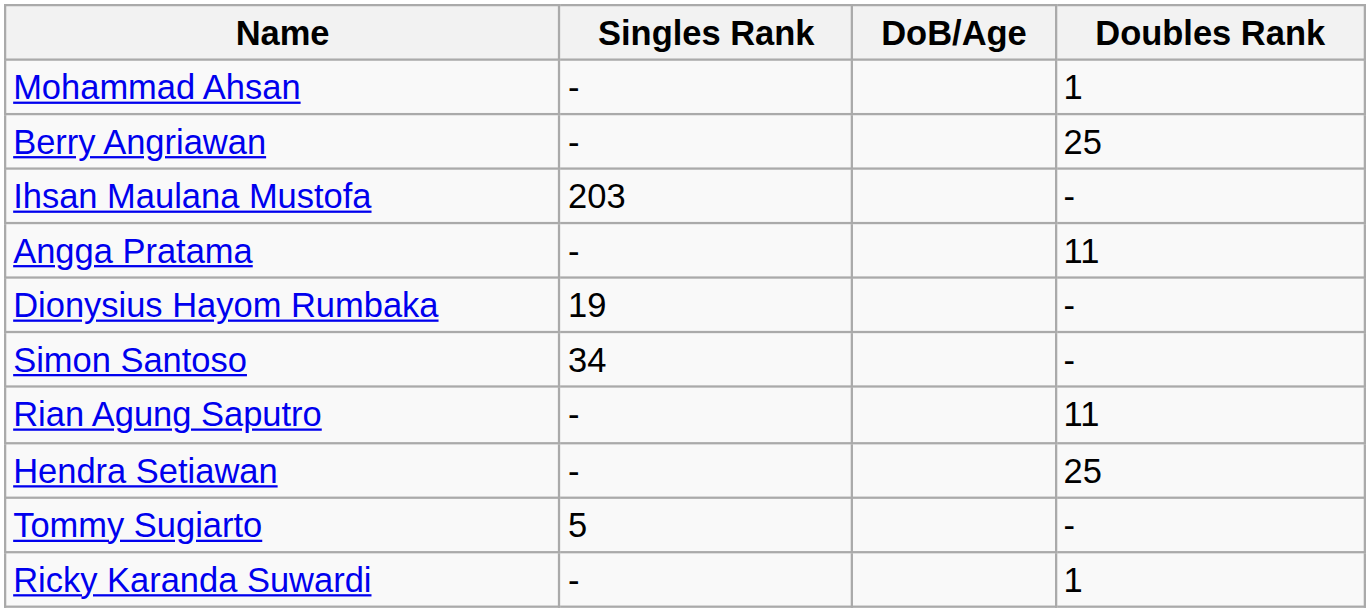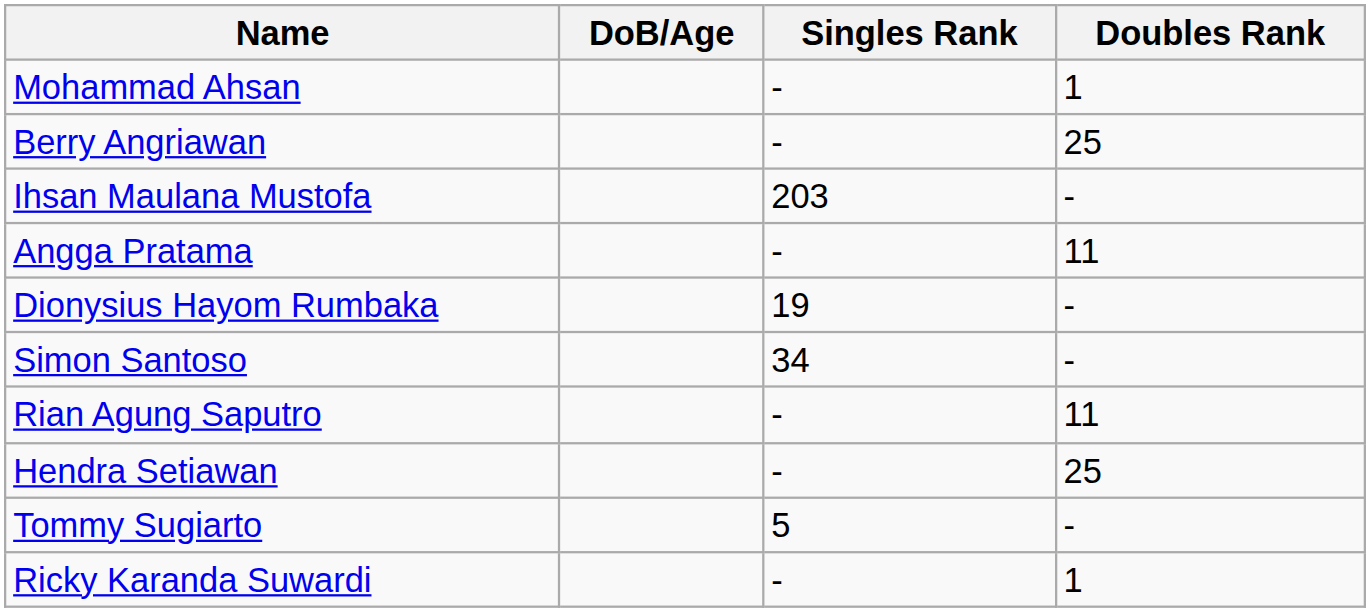columns swapped: (954, 33) <-> (706, 33)
